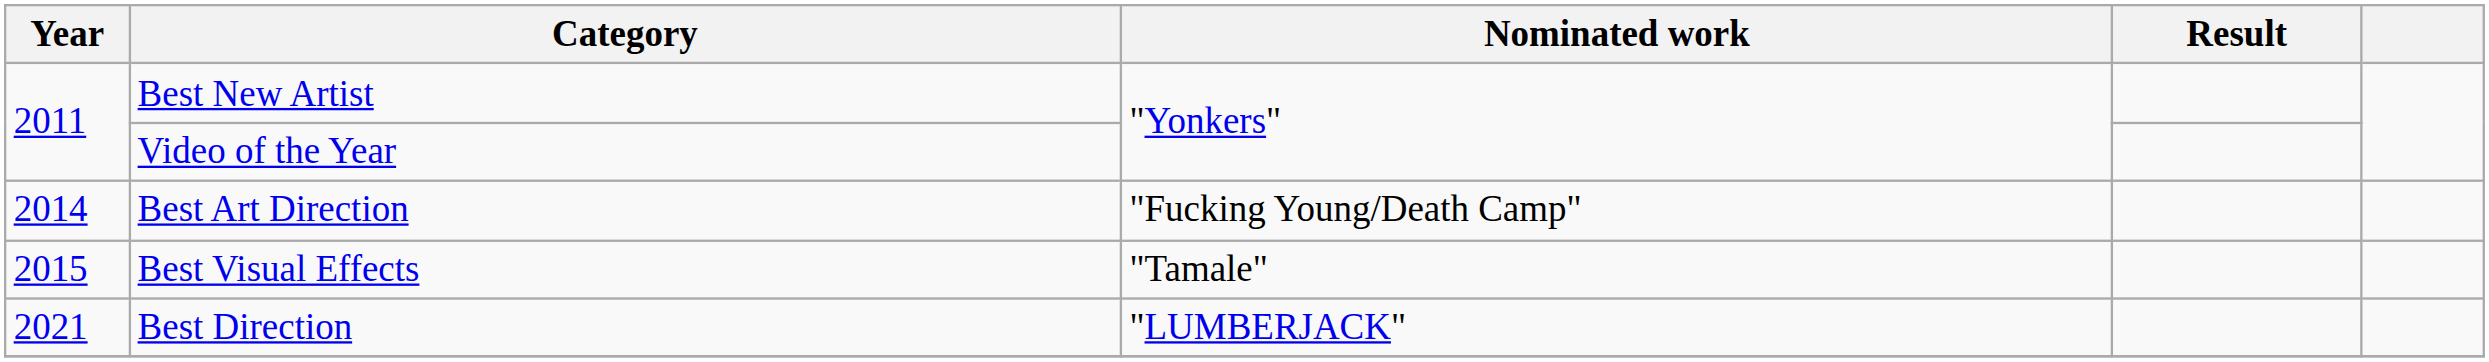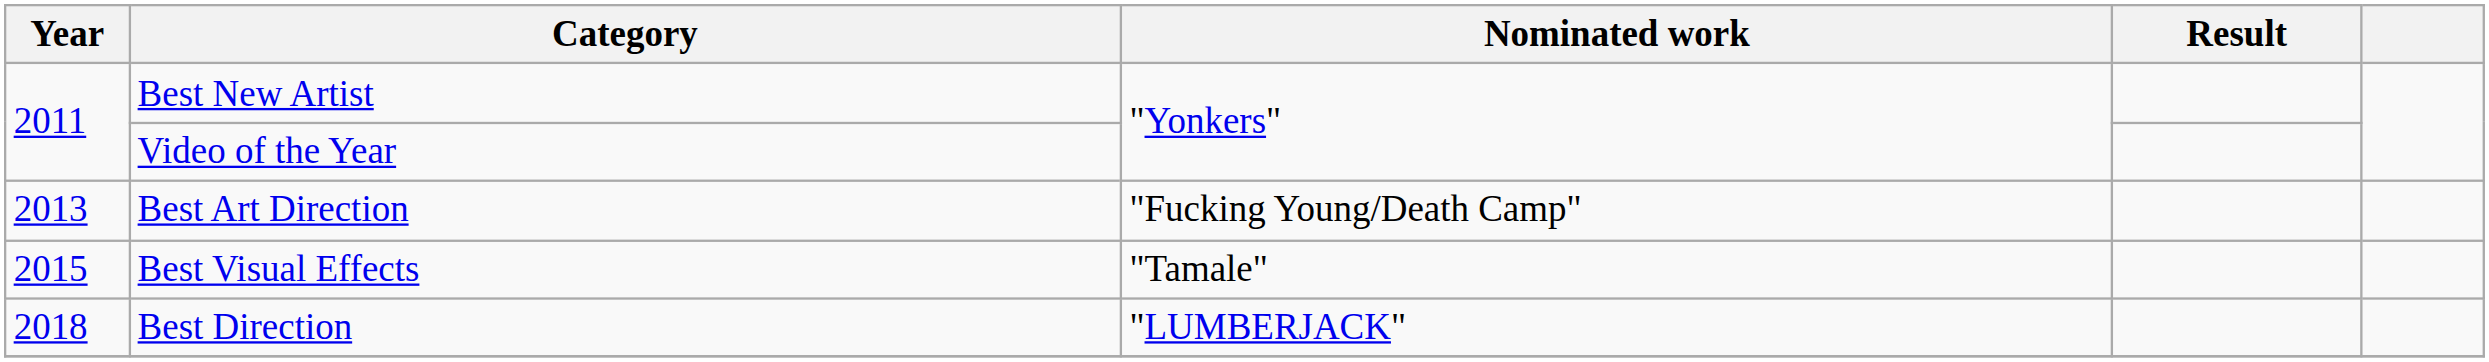(51, 209) 2014 -> (51, 209) 2013
(51, 326) 2021 -> (51, 326) 2018
